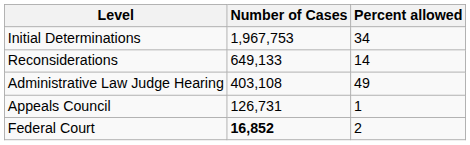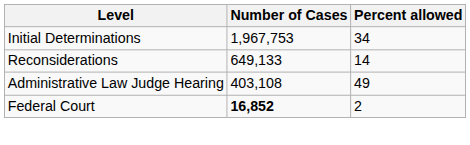- row: (59, 106)
